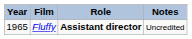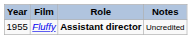(17, 27) 1965 -> (17, 27) 1955
